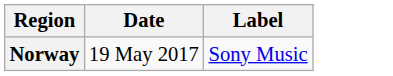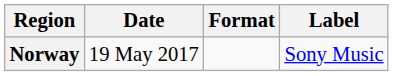+ column: (242, 20)
